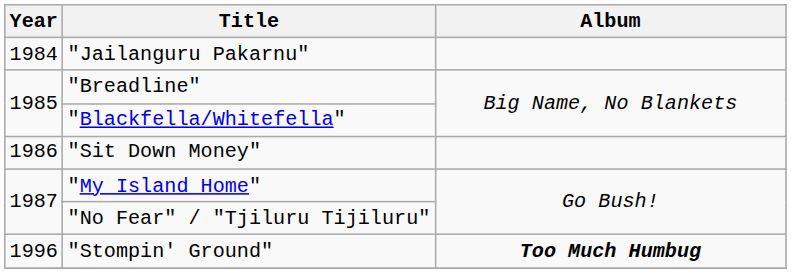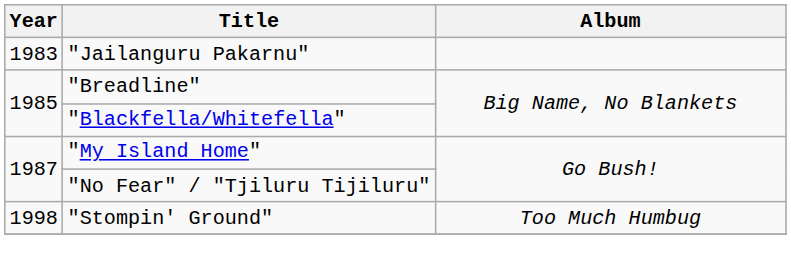(34, 54) 1984 -> (34, 54) 1983
- row: (164, 153)
(34, 251) 1996 -> (34, 218) 1998
(610, 251) bold -> (610, 218) normal
